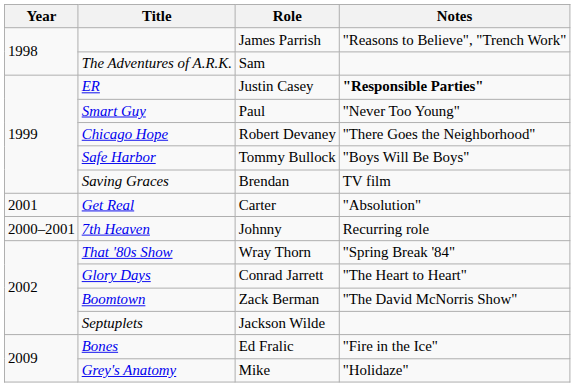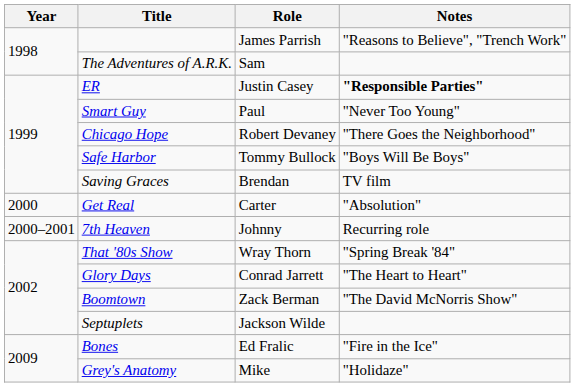(23, 205) 2001 -> (23, 205) 2000
